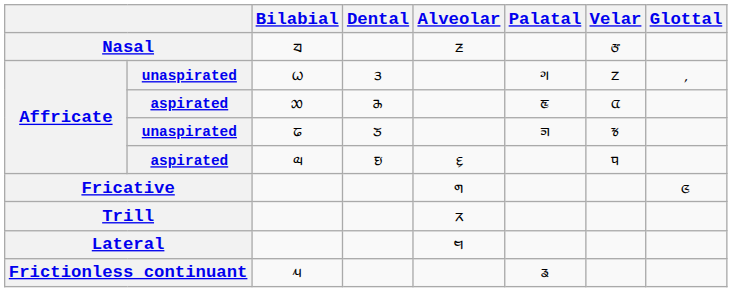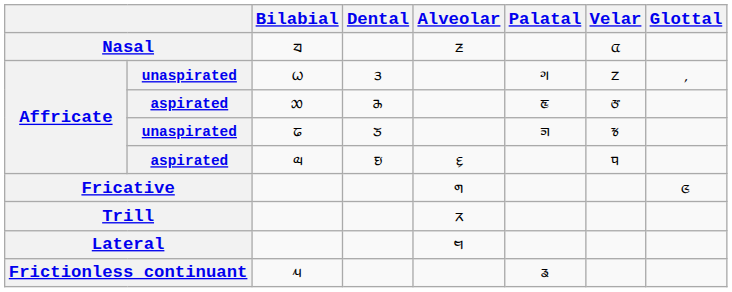(615, 47) ᤅ -> (615, 47) ᤂ
(615, 103) ᤂ -> (615, 103) ᤅ
